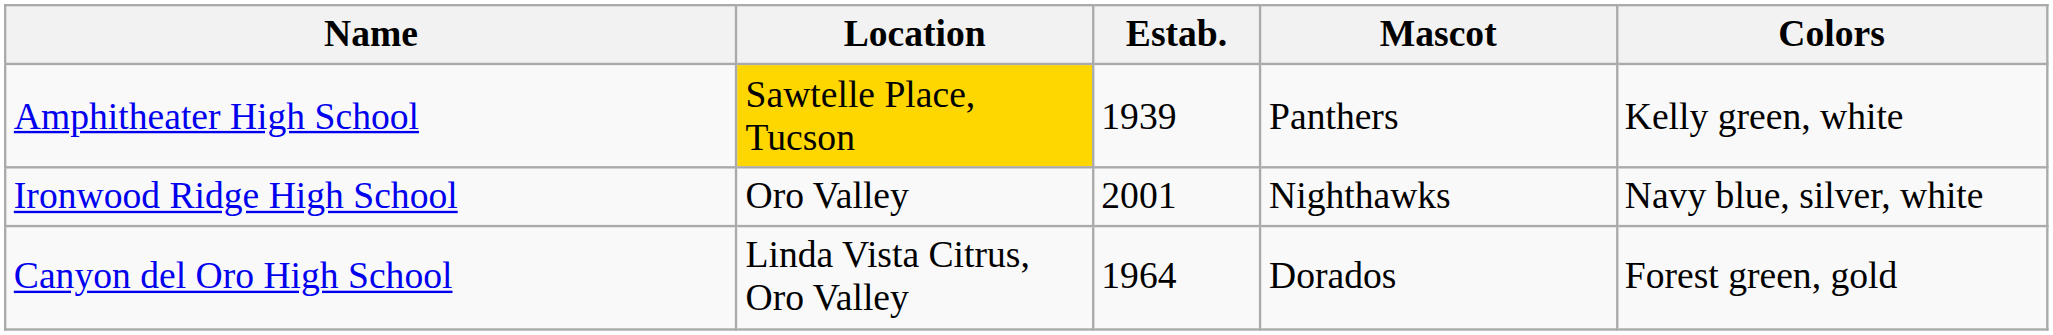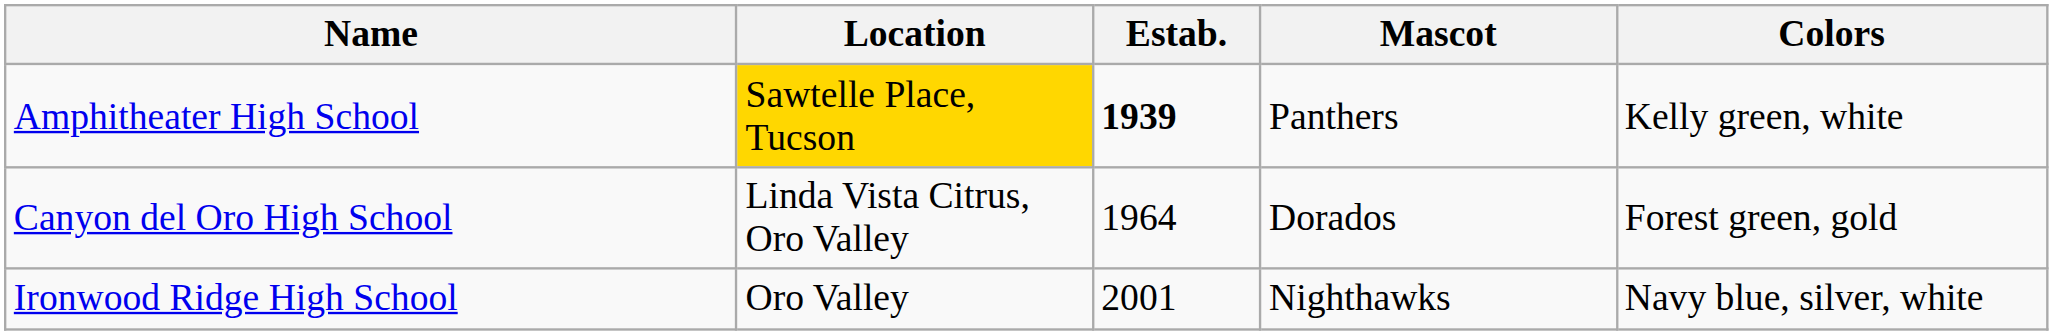(1139, 115) normal -> (1139, 115) bold
rows swapped: (233, 276) <-> (236, 195)
